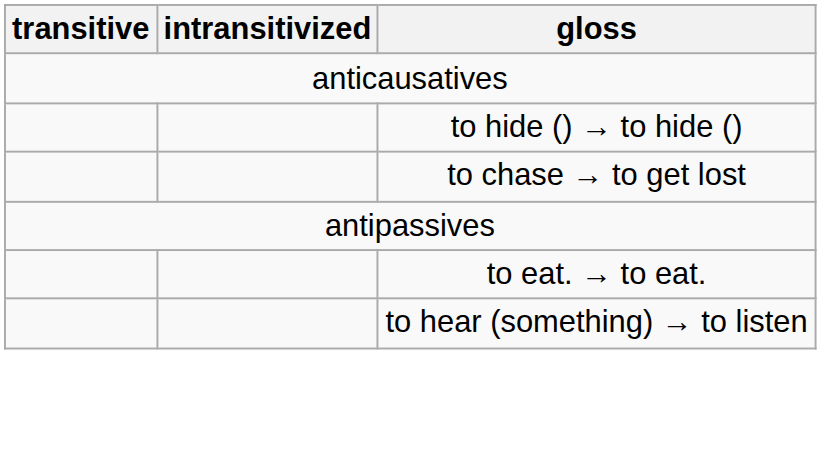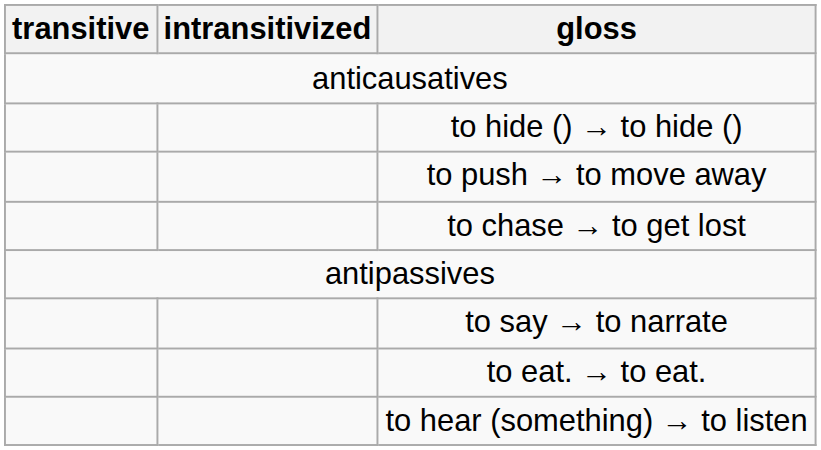+ row: (597, 175)
+ row: (597, 322)
